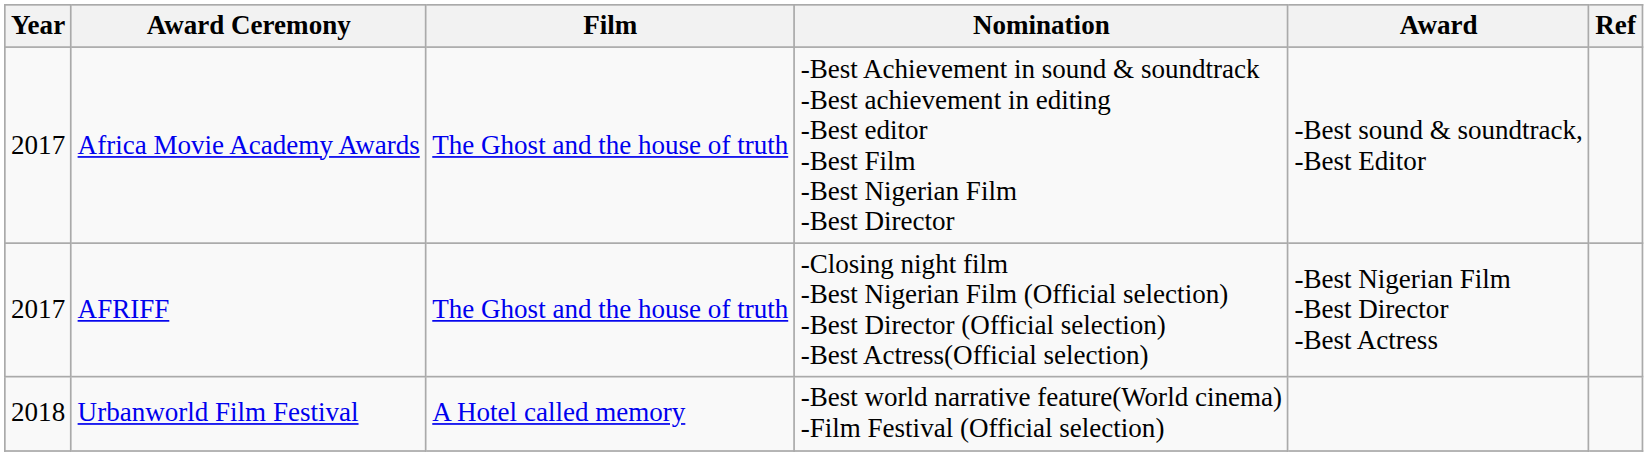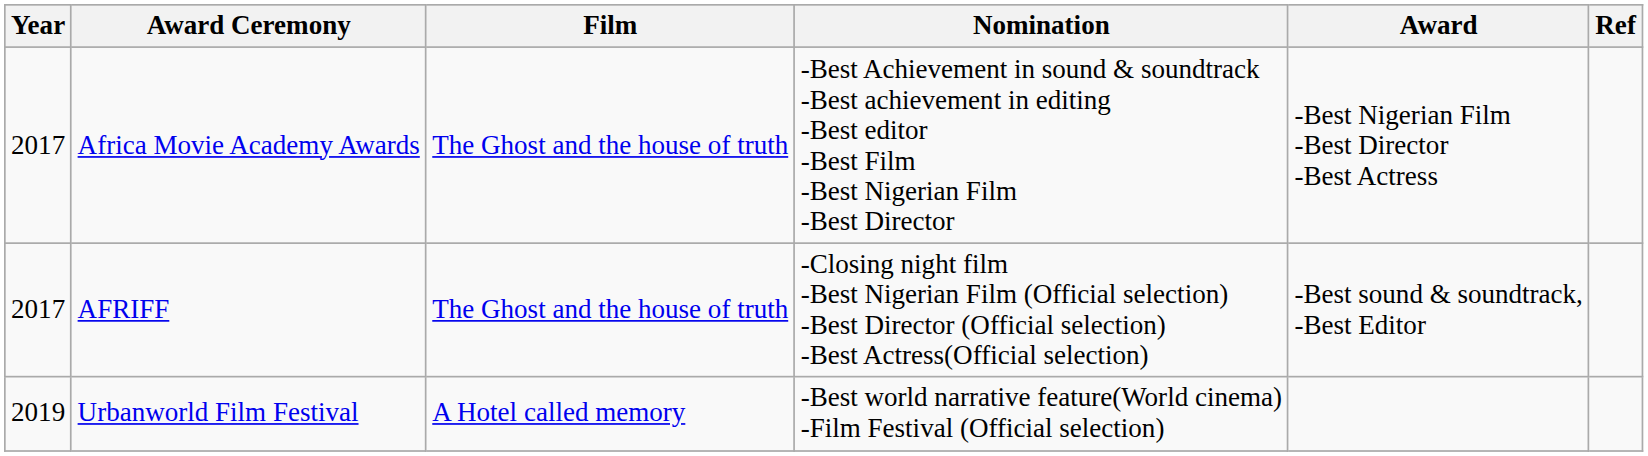(1439, 144) -Best sound & soundtrack, -Best Editor -> (1403, 144) -Best Nigerian Film -Best Director -Best Actress
(1403, 309) -Best Nigerian Film -Best Director -Best Actress -> (1439, 309) -Best sound & soundtrack, -Best Editor
(38, 413) 2018 -> (38, 413) 2019
